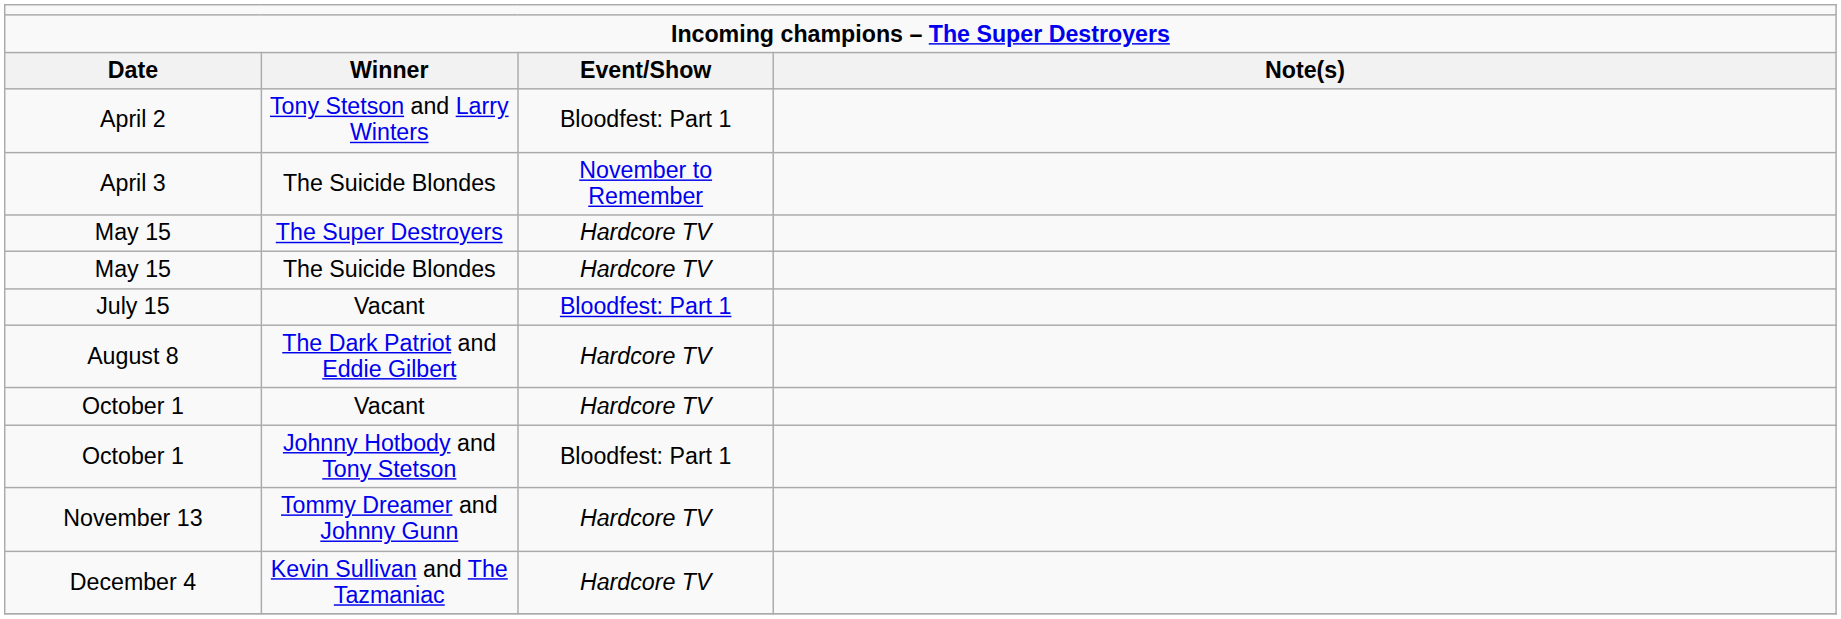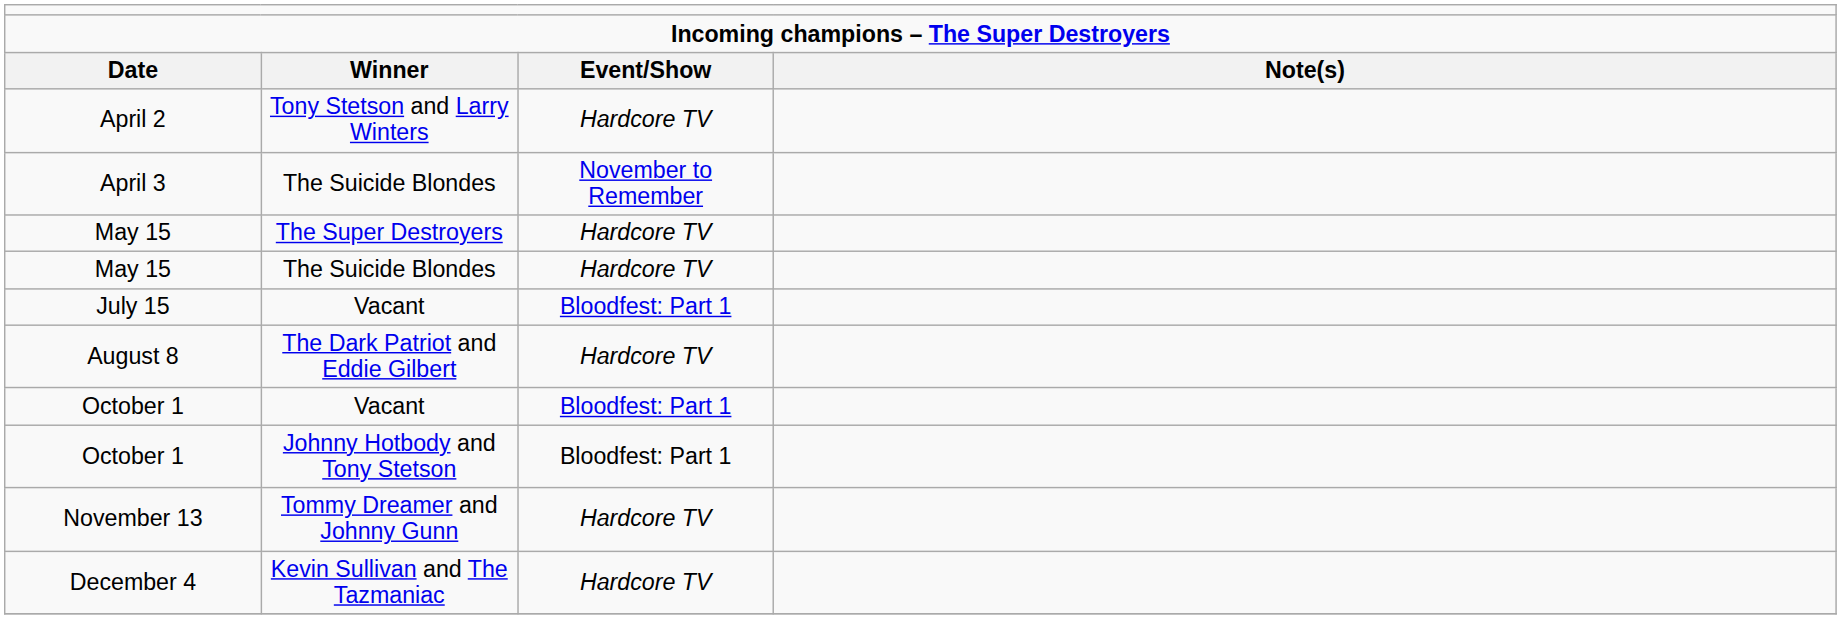(646, 120) Bloodfest: Part 1 -> (646, 120) Hardcore TV
(646, 406) Hardcore TV -> (646, 406) Bloodfest: Part 1
